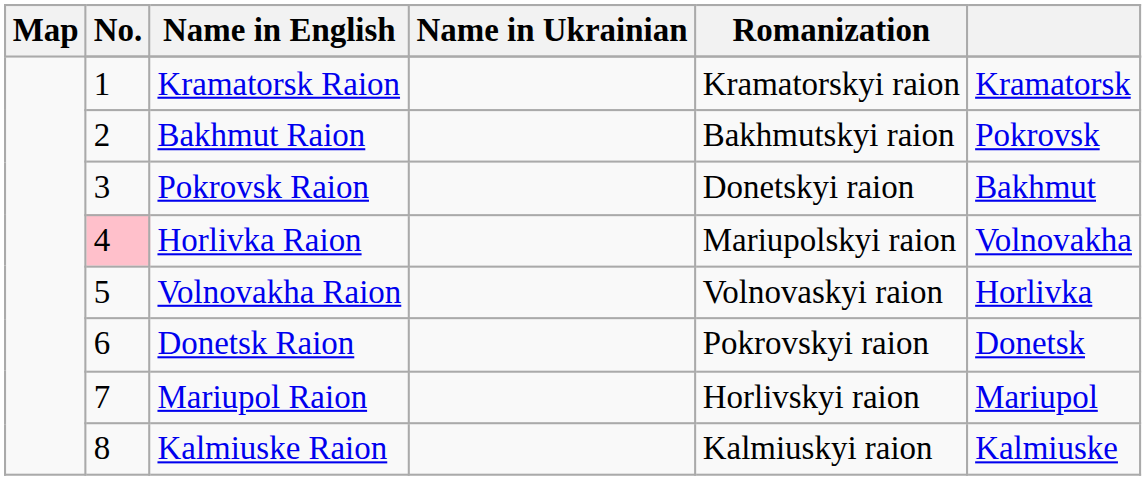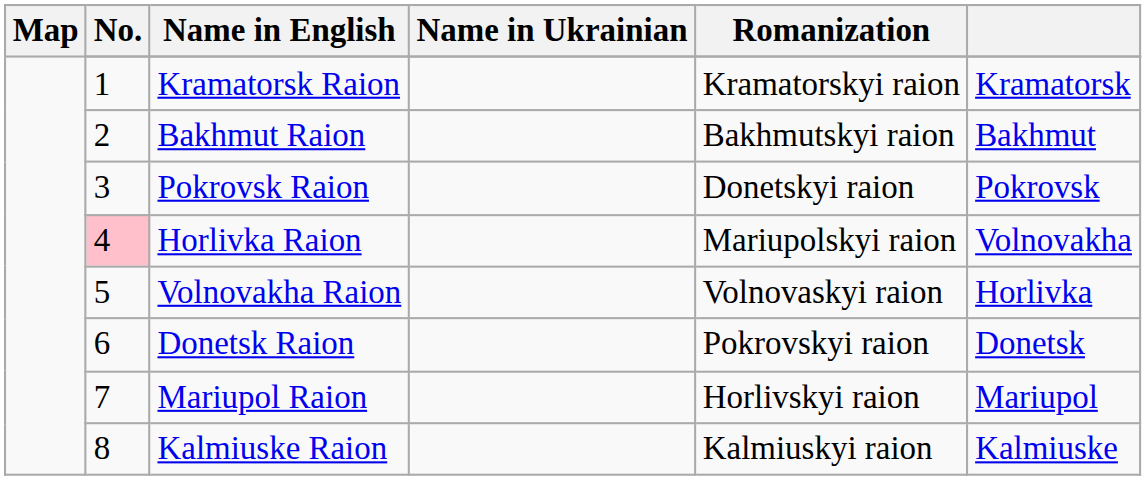(1037, 135) Pokrovsk -> (1036, 135) Bakhmut
(1036, 187) Bakhmut -> (1037, 187) Pokrovsk
